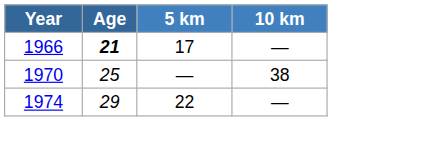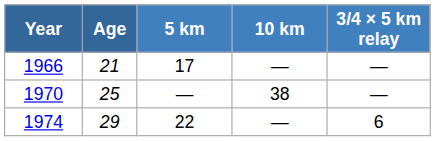+ column: (379, 29)
(110, 47) bold -> (110, 66) normal
